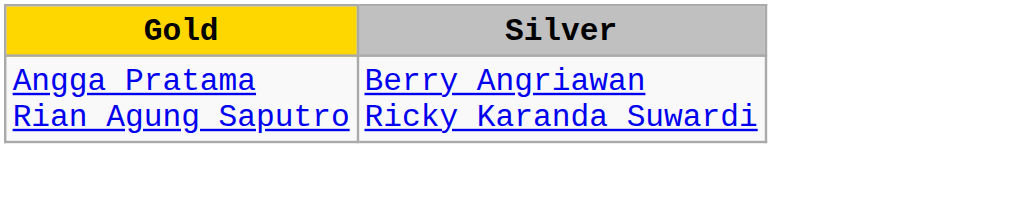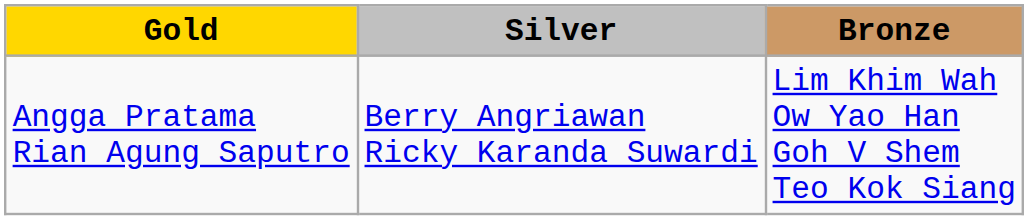+ column: (894, 31)
